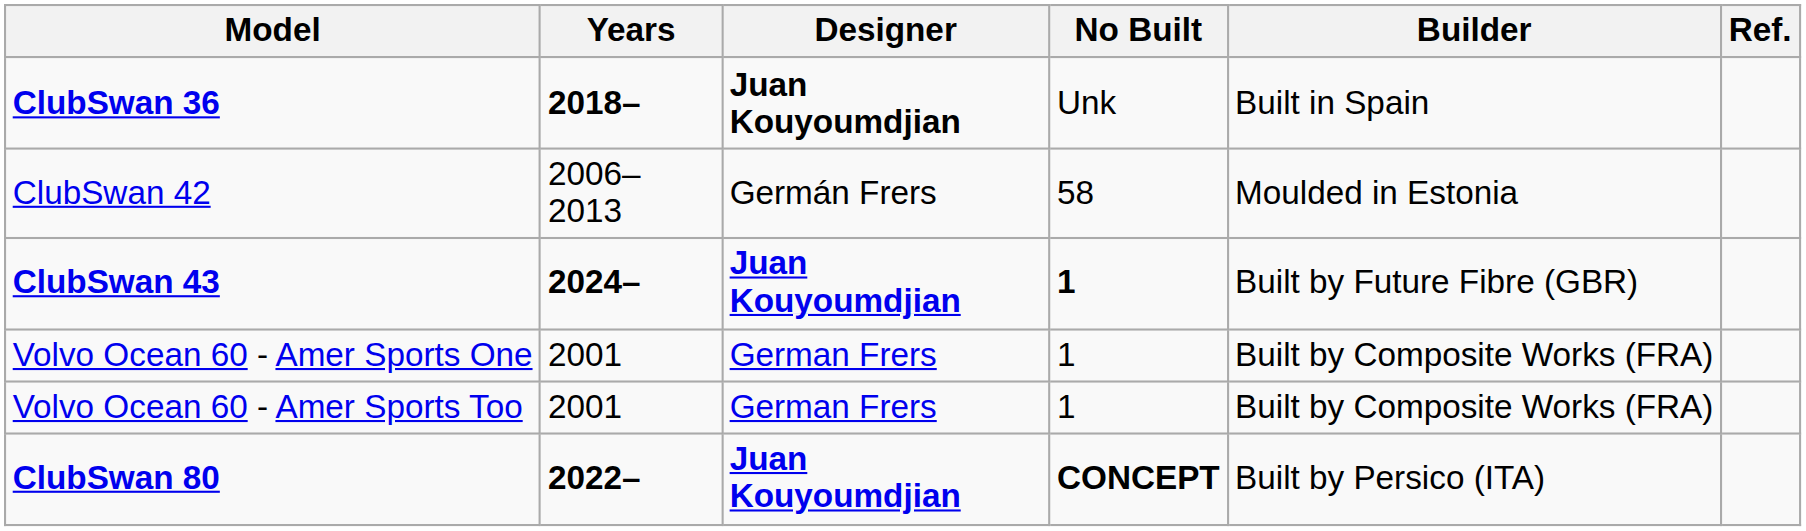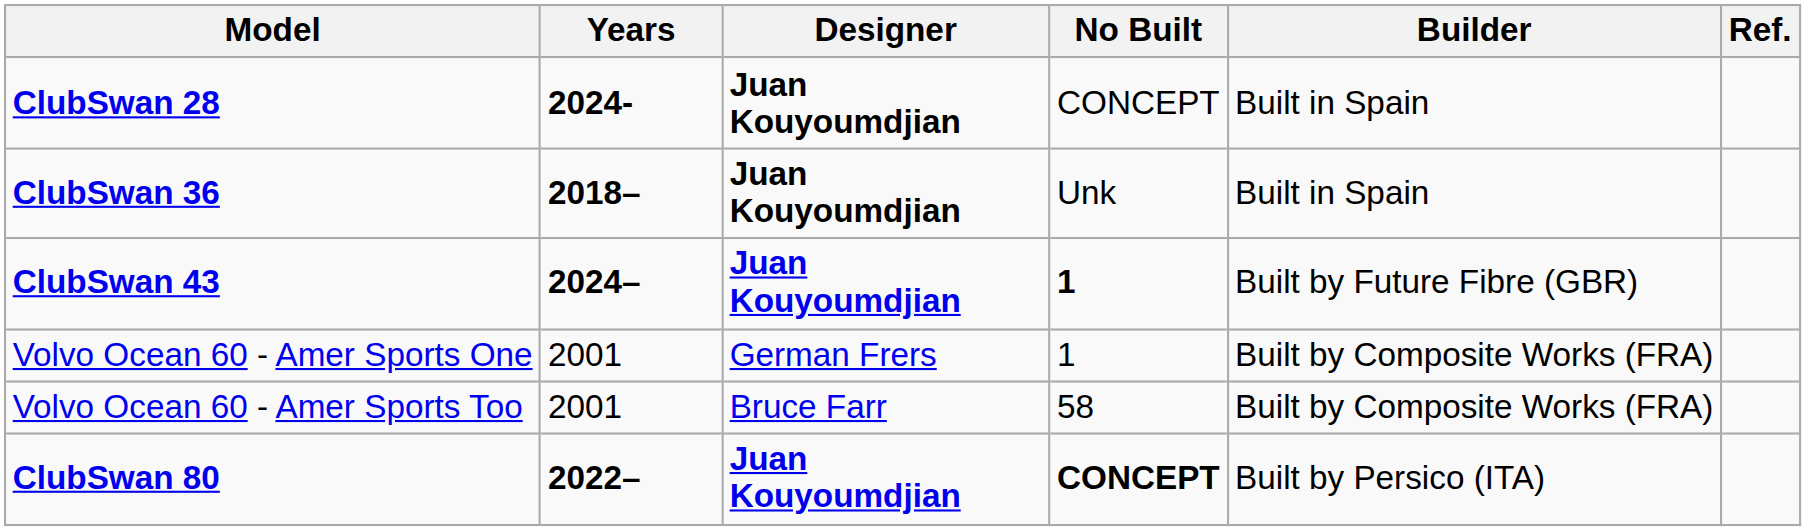+ row: (116, 102)
- row: (112, 192)
(833, 407) German Frers -> (808, 407) Bruce Farr
(1066, 407) 1 -> (1075, 407) 58
